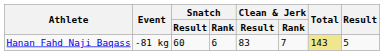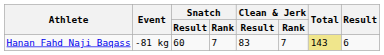(214, 42) 6 -> (214, 42) 7
(346, 42) 5 -> (346, 42) 6
